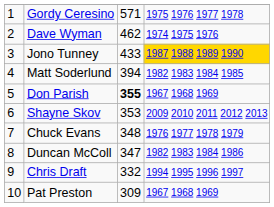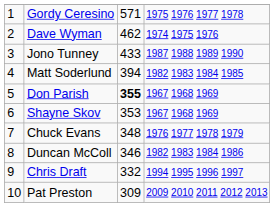(195, 54) gold background -> (195, 54) no background
(207, 113) 2009 2010 2011 2012 2013 -> (182, 113) 1967 1968 1969
(130, 152) 347 -> (130, 152) 346
(182, 192) 1967 1968 1969 -> (207, 192) 2009 2010 2011 2012 2013
